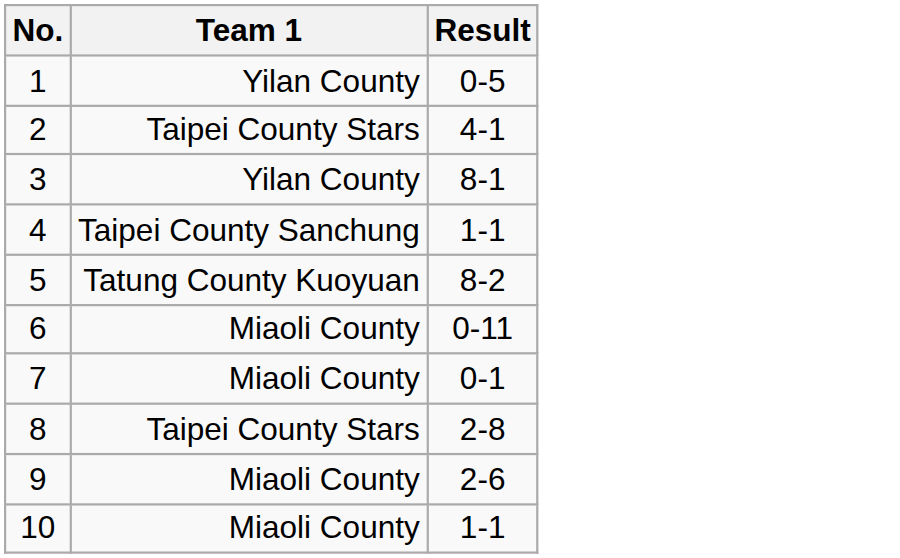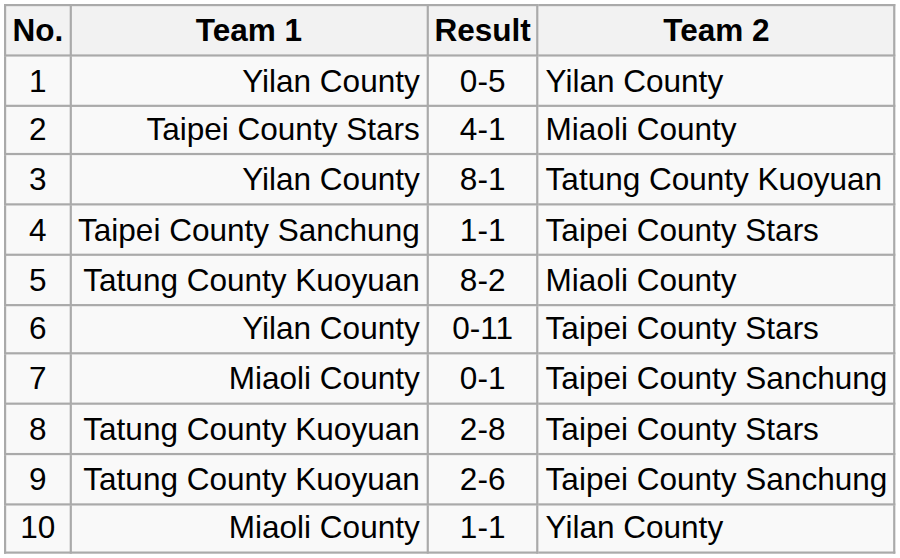+ column: (716, 30)
(324, 329) Miaoli County -> (331, 329) Yilan County
(283, 429) Taipei County Stars -> (252, 429) Tatung County Kuoyuan
(324, 479) Miaoli County -> (252, 479) Tatung County Kuoyuan
